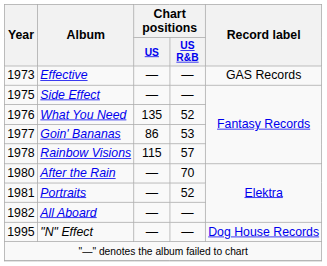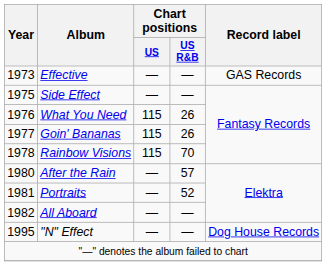(152, 114) 135 -> (152, 114) 115
(187, 114) 52 -> (187, 114) 26
(152, 134) 86 -> (152, 134) 115
(187, 134) 53 -> (187, 134) 26
(187, 153) 57 -> (187, 153) 70
(187, 173) 70 -> (187, 173) 57
